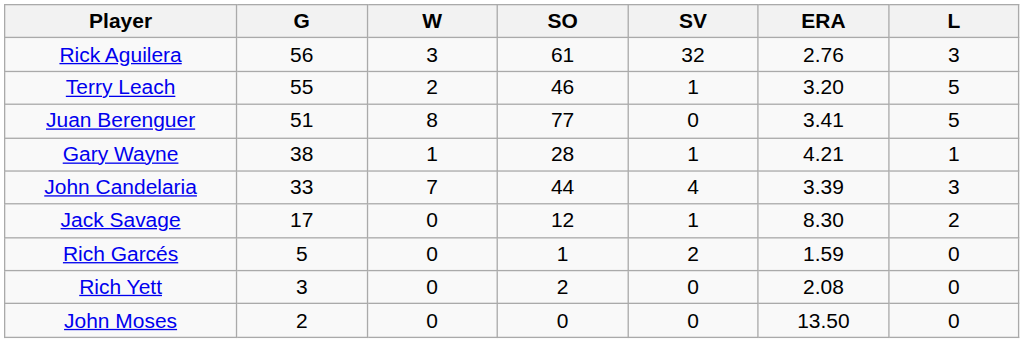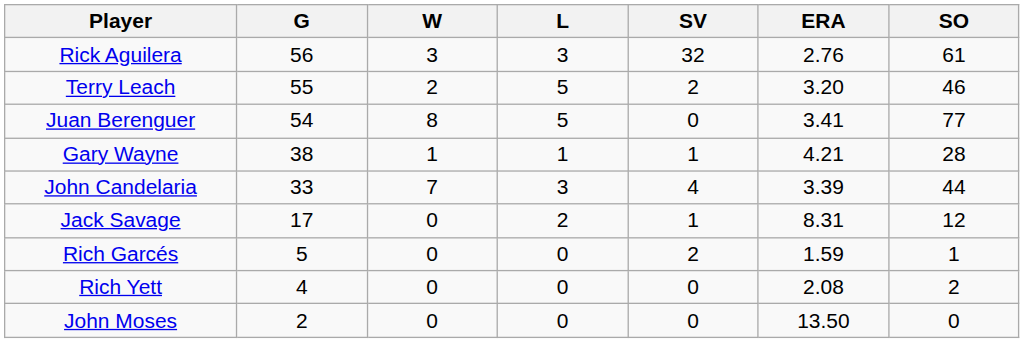columns swapped: (954, 21) <-> (563, 21)
(693, 87) 1 -> (693, 87) 2
(302, 120) 51 -> (302, 120) 54
(823, 220) 8.30 -> (823, 220) 8.31
(302, 287) 3 -> (302, 287) 4
